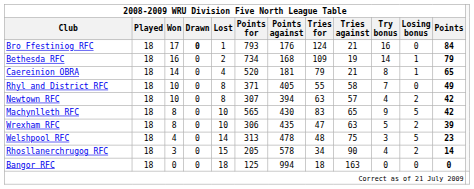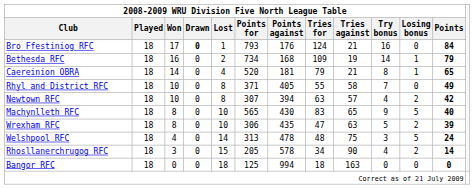(449, 112) 42 -> (449, 112) 40
(449, 138) 23 -> (449, 138) 24
